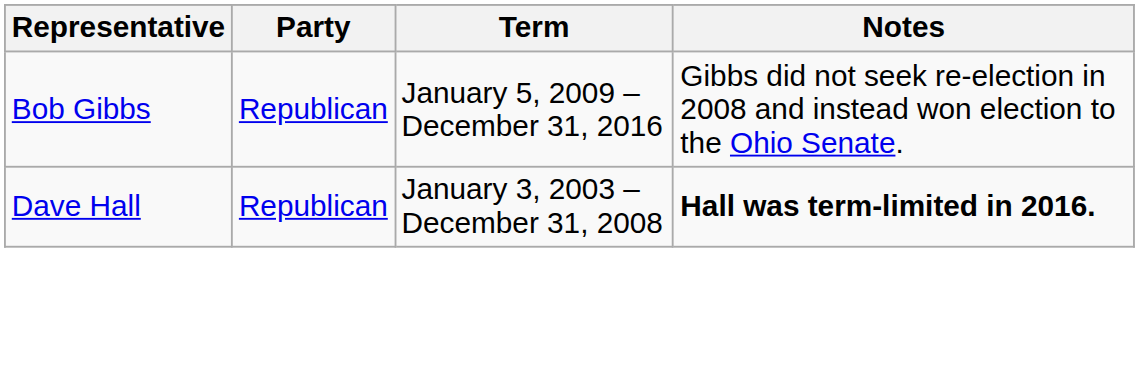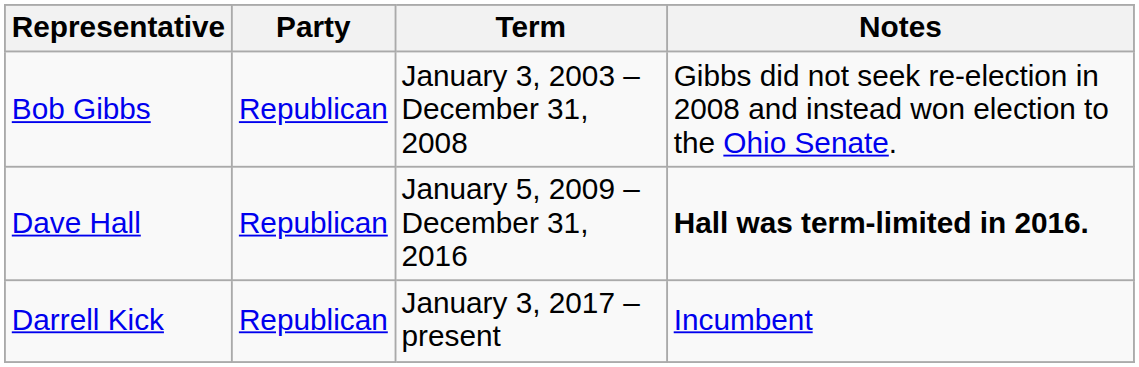(532, 108) January 5, 2009 – December 31, 2016 -> (521, 108) January 3, 2003 – December 31, 2008
(532, 206) January 3, 2003 – December 31, 2008 -> (521, 222) January 5, 2009 – December 31, 2016
+ row: (88, 320)
